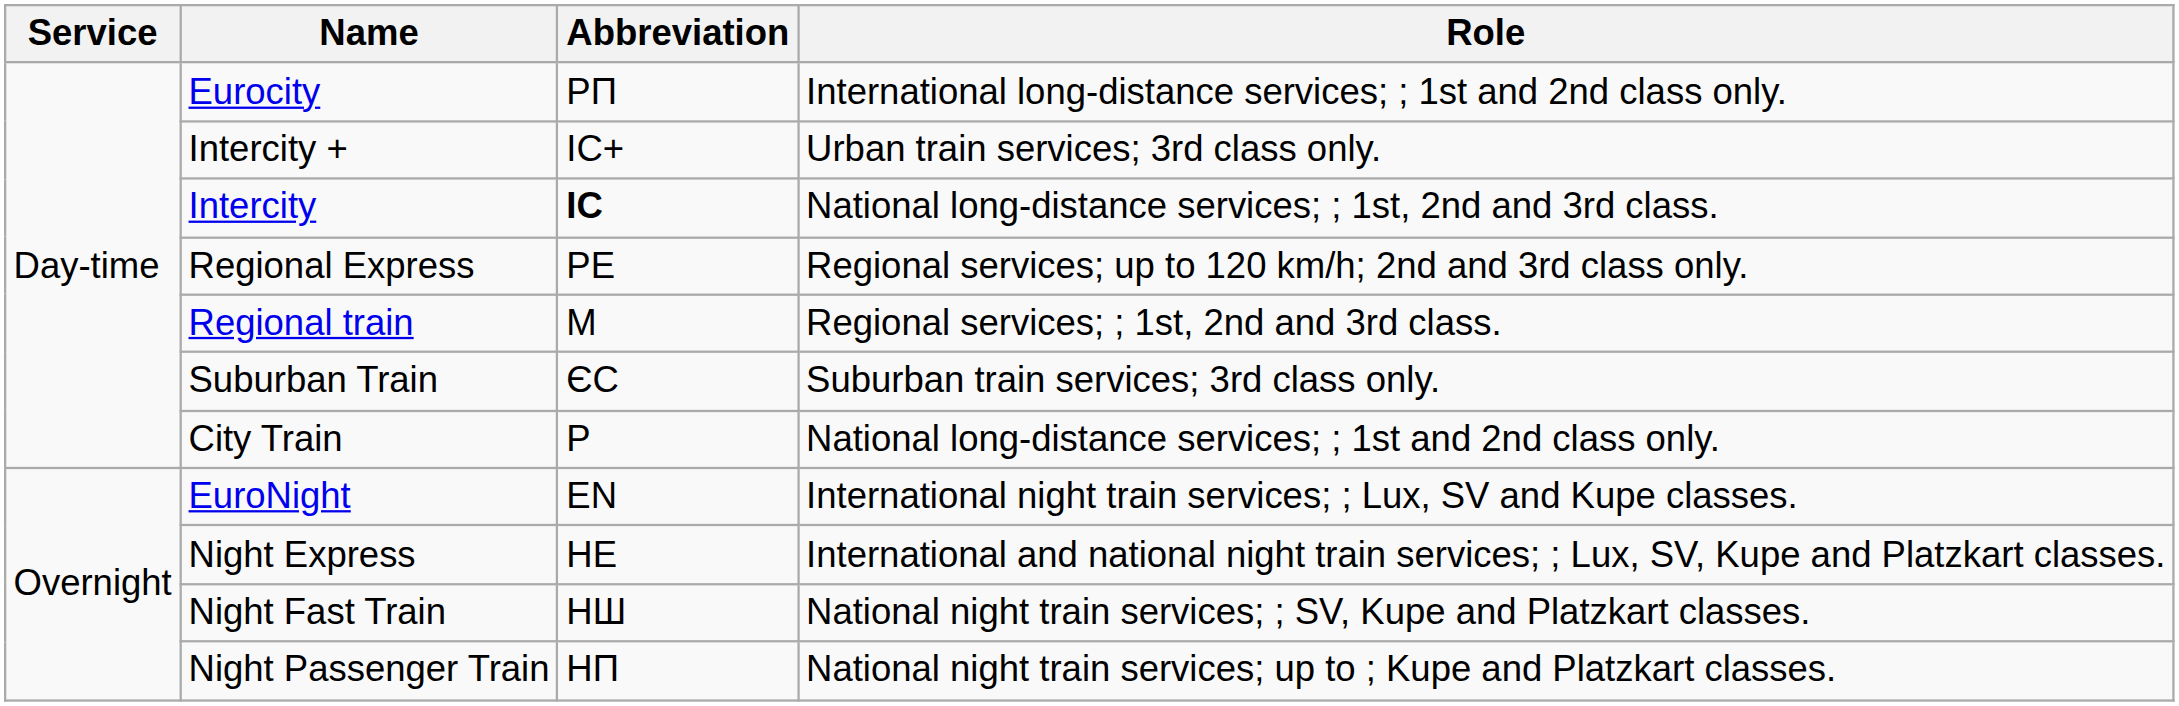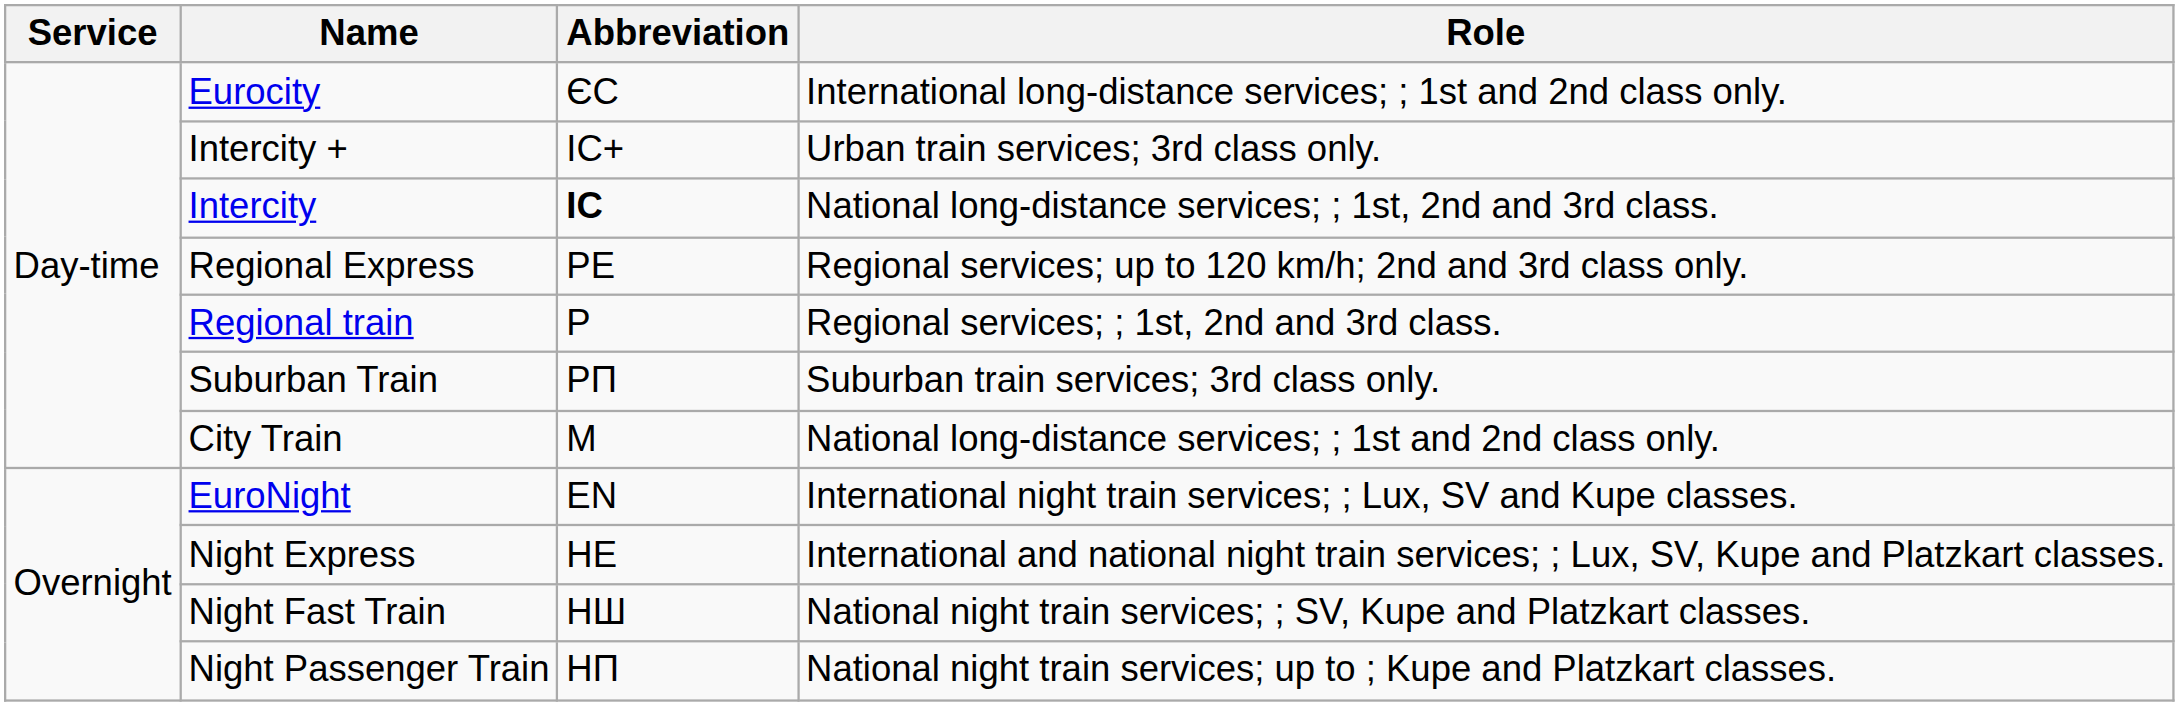(592, 91) PП -> (593, 91) ЄС
(581, 322) M -> (578, 322) P
(593, 380) ЄС -> (592, 380) PП
(578, 438) P -> (581, 438) M
